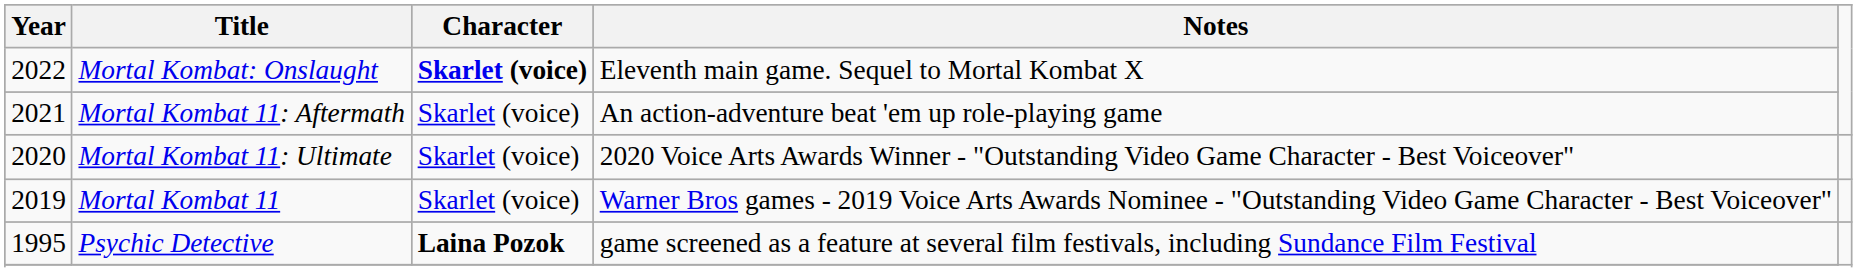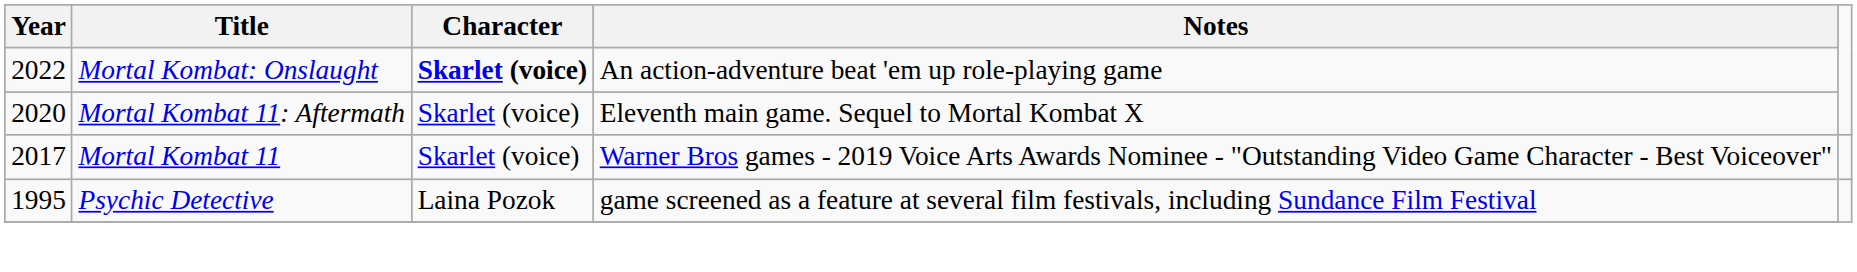(872, 69) Eleventh main game. Sequel to Mortal Kombat X -> (881, 69) An action-adventure beat 'em up role-playing game
(39, 112) 2021 -> (39, 112) 2020
(881, 112) An action-adventure beat 'em up role-playing game -> (872, 112) Eleventh main game. Sequel to Mortal Kombat X
- row: (235, 156)
(39, 199) 2019 -> (39, 156) 2017
(491, 243) bold -> (486, 199) normal
